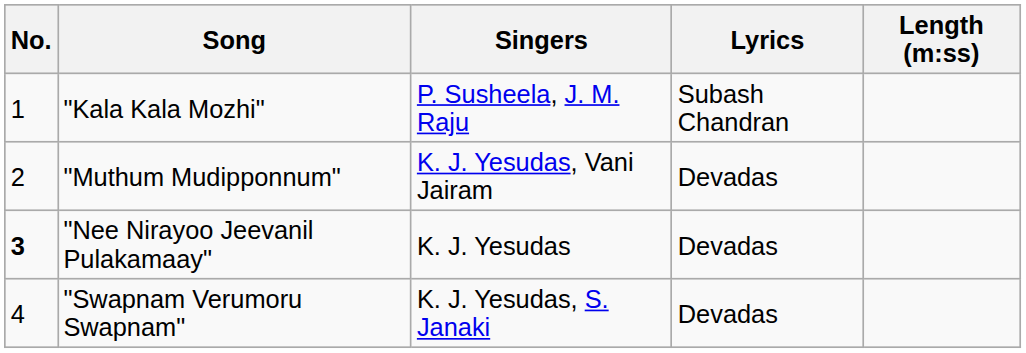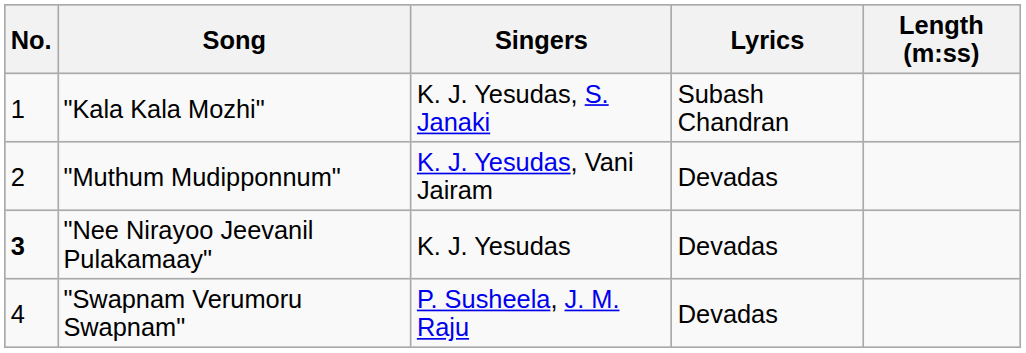(518, 108) P. Susheela, J. M. Raju -> (513, 108) K. J. Yesudas, S. Janaki
(513, 314) K. J. Yesudas, S. Janaki -> (518, 314) P. Susheela, J. M. Raju
